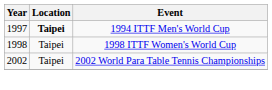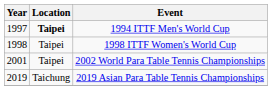(17, 61) 2002 -> (17, 61) 2001
+ row: (170, 77)
